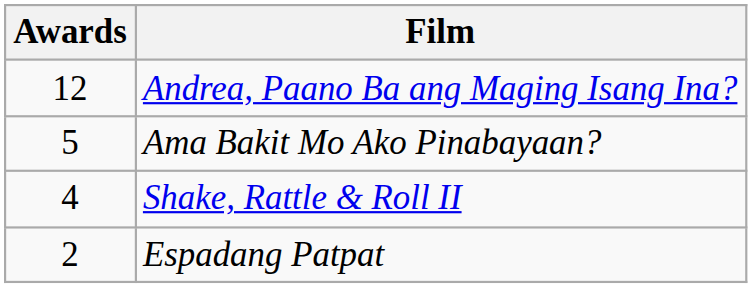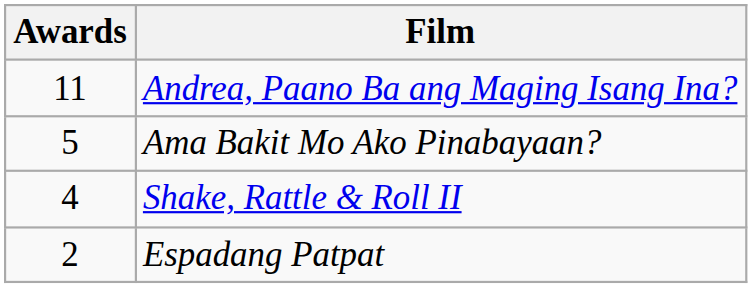(70, 87) 12 -> (70, 87) 11
